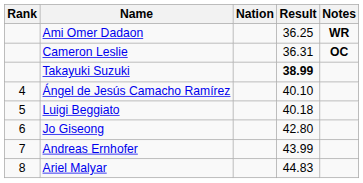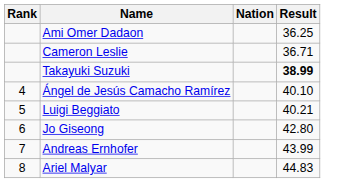- column: (339, 14)
(298, 52) 36.31 -> (298, 52) 36.71
(298, 110) 40.18 -> (298, 110) 40.21
